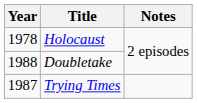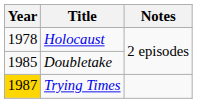(23, 62) 1988 -> (23, 62) 1985
(23, 86) no background -> (23, 86) gold background
